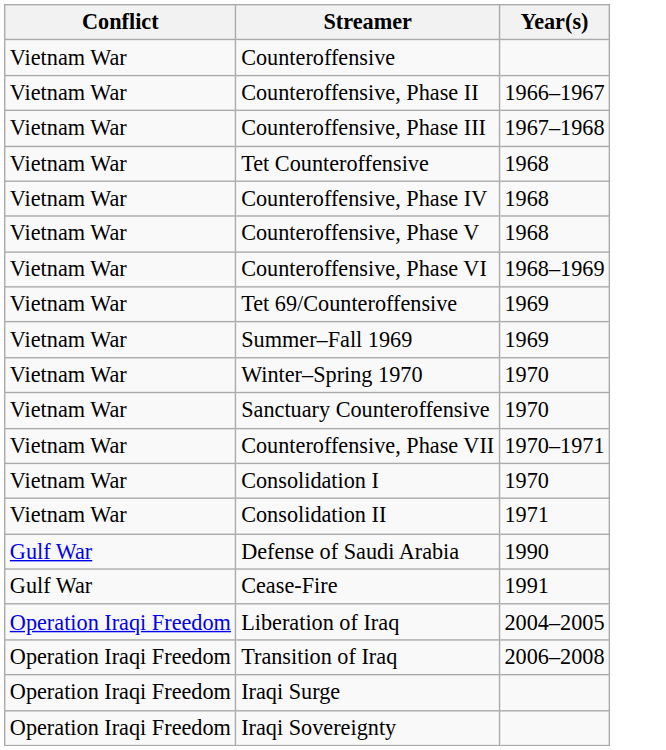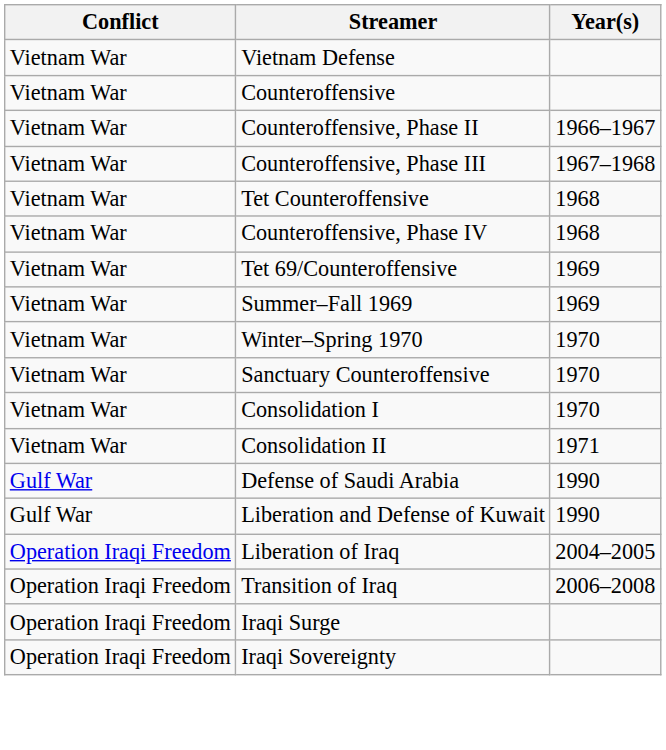+ row: (318, 57)
- row: (360, 233)
- row: (364, 269)
- row: (368, 445)
+ row: (393, 515)
- row: (289, 586)
